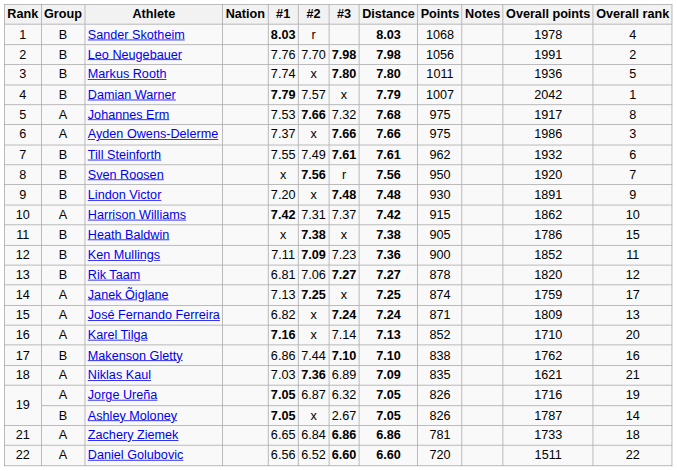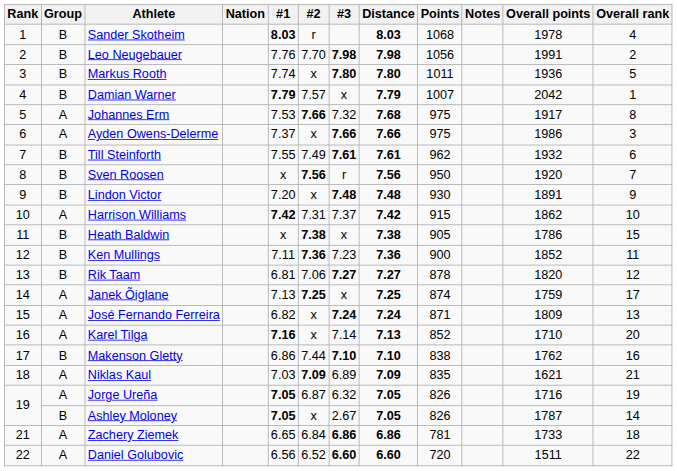(314, 255) 7.09 -> (314, 255) 7.36
(314, 375) 7.36 -> (314, 375) 7.09
